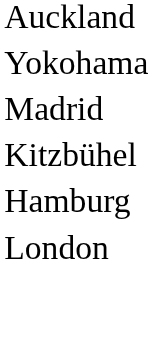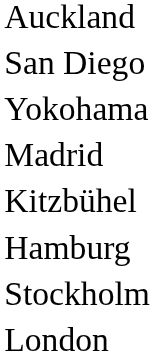+ row: (75, 62)
+ row: (77, 293)
